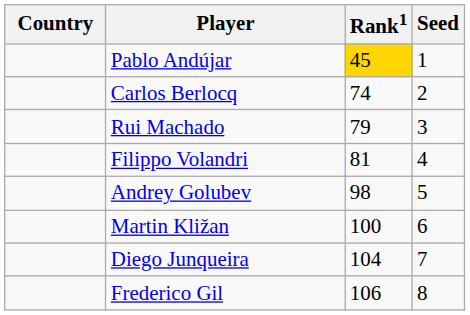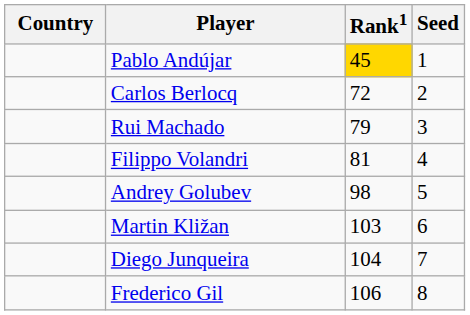(360, 93) 74 -> (360, 93) 72
(365, 226) 100 -> (365, 226) 103
